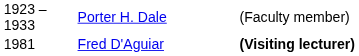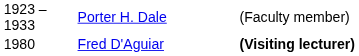(19, 44) 1981 -> (19, 44) 1980
